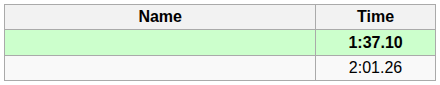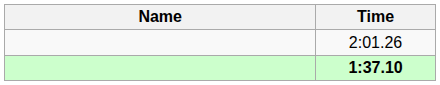rows swapped: (376, 42) <-> (376, 67)
